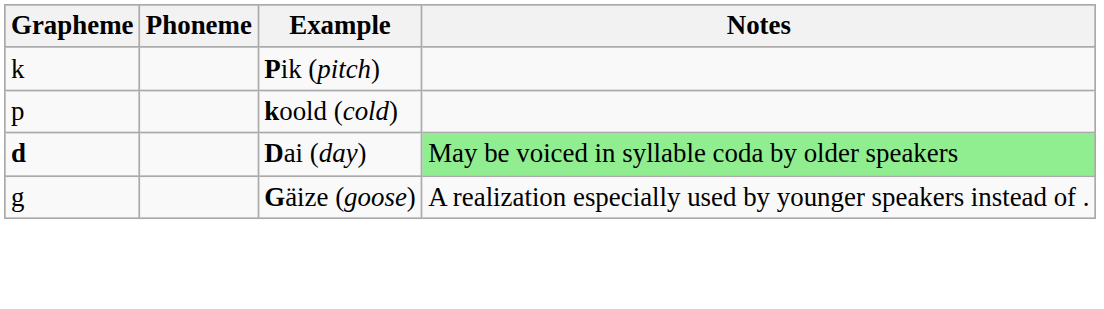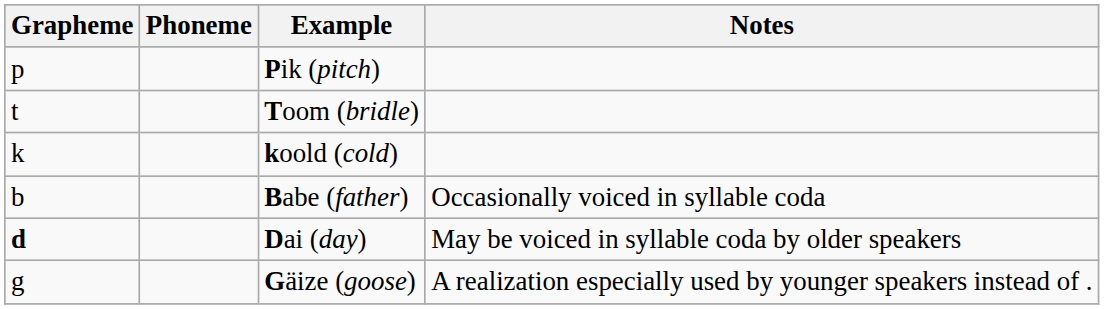(18, 68) k -> (18, 68) p
+ row: (342, 111)
(18, 111) p -> (18, 153) k
+ row: (336, 196)
(693, 153) lightgreen background -> (696, 238) no background
